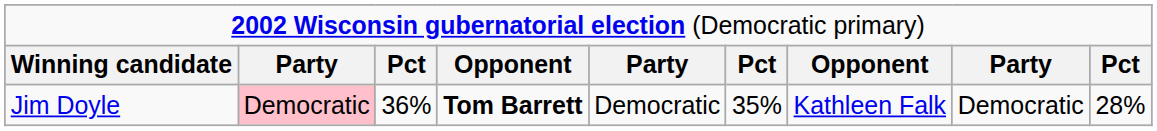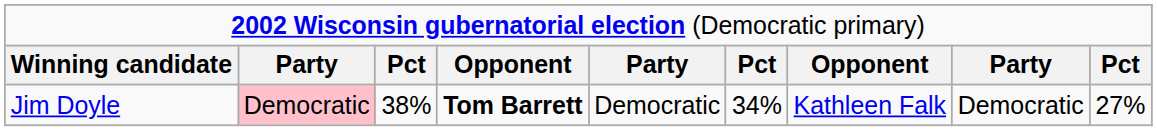(406, 105) 36% -> (406, 105) 38%
(757, 105) 35% -> (757, 105) 34%
(1120, 105) 28% -> (1120, 105) 27%
